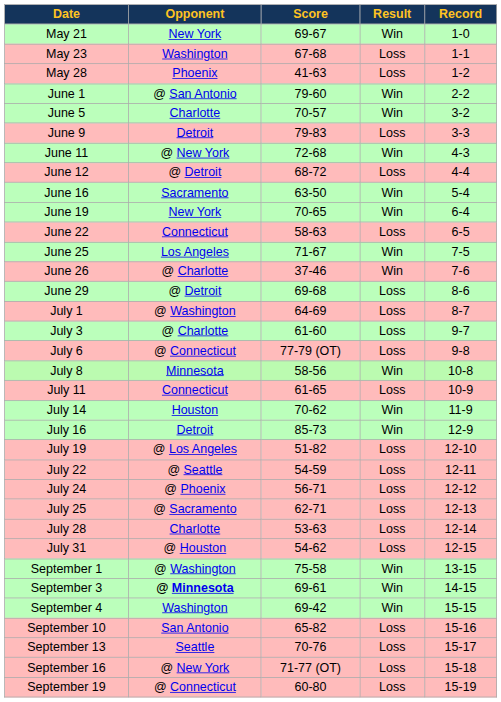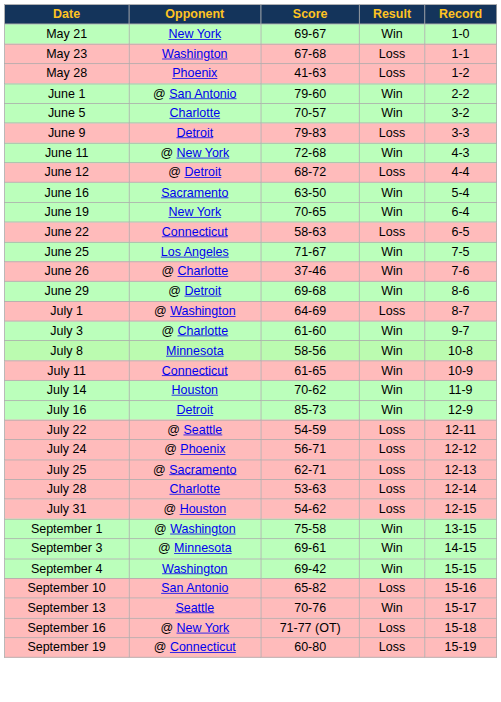(392, 291) Loss -> (392, 291) Win
(392, 331) Loss -> (392, 331) Win
- row: (66, 350)
(392, 390) Loss -> (392, 370) Win
- row: (66, 449)
(195, 588) bold -> (195, 548) normal
(392, 647) Loss -> (392, 608) Win
